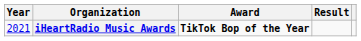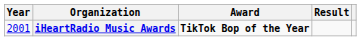(18, 28) 2021 -> (18, 28) 2001
